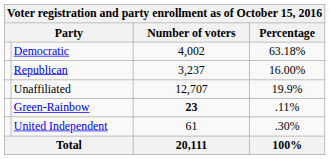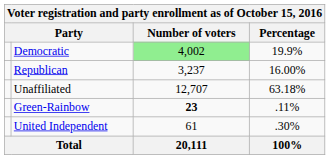(191, 51) no background -> (191, 51) lightgreen background
(287, 51) 63.18% -> (287, 51) 19.9%
(287, 88) 19.9% -> (287, 88) 63.18%
